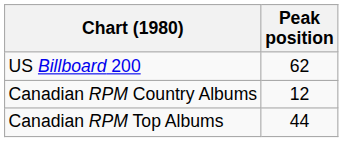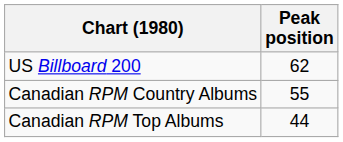(299, 94) 12 -> (299, 94) 55
